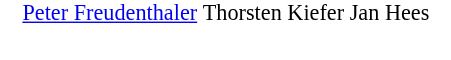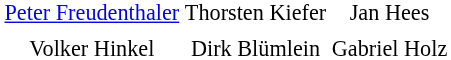+ row: (92, 49)
